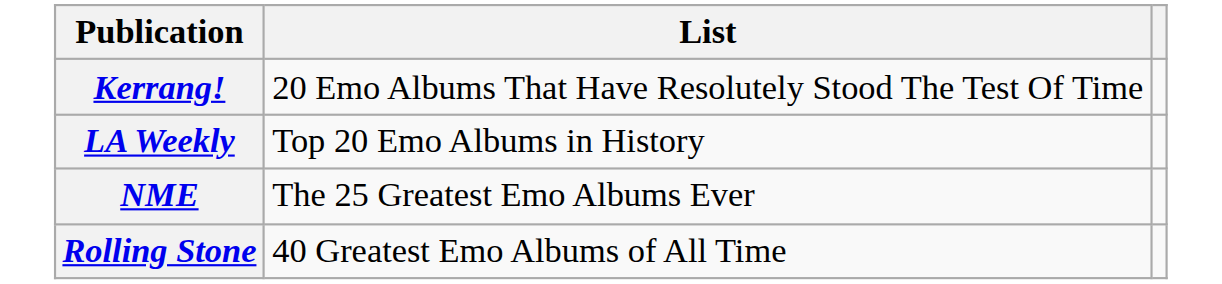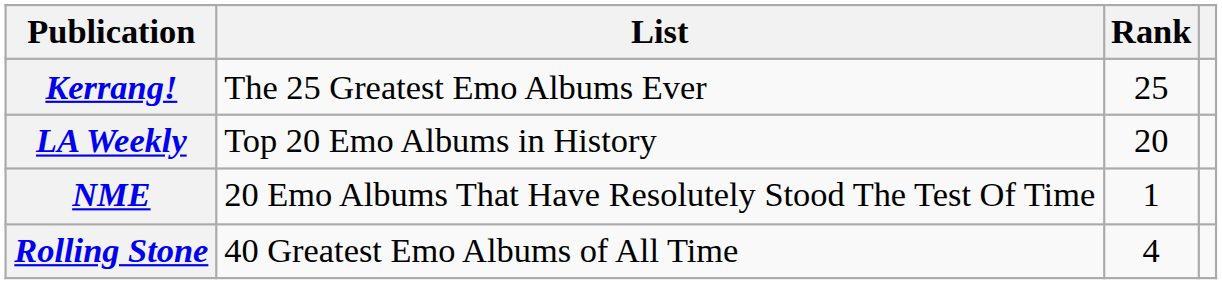+ column: (1151, 31)
(708, 86) 20 Emo Albums That Have Resolutely Stood The Test Of Time -> (465, 86) The 25 Greatest Emo Albums Ever
(514, 195) The 25 Greatest Emo Albums Ever -> (660, 195) 20 Emo Albums That Have Resolutely Stood The Test Of Time
